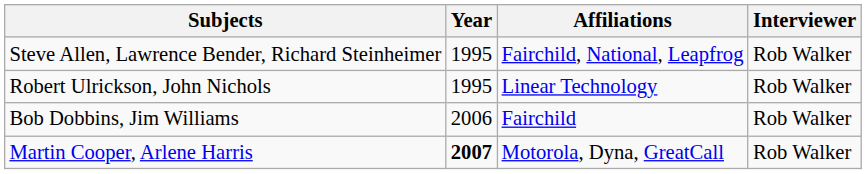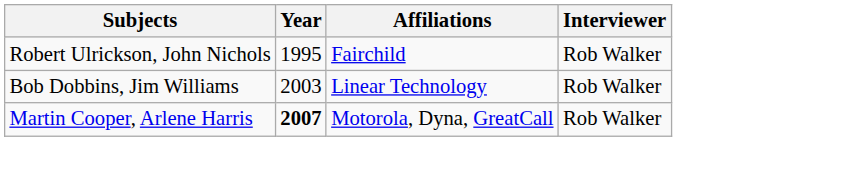- row: (225, 53)
(579, 86) Linear Technology -> (368, 53) Fairchild
(471, 119) 2006 -> (301, 86) 2003
(539, 119) Fairchild -> (409, 86) Linear Technology
